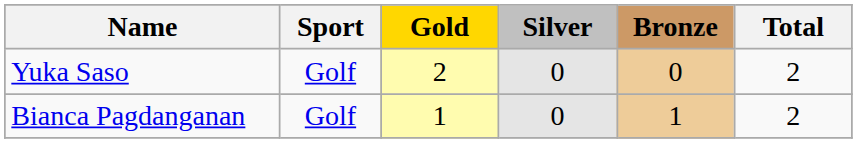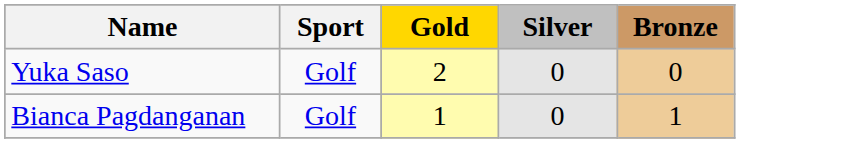- column: (793, 26)
